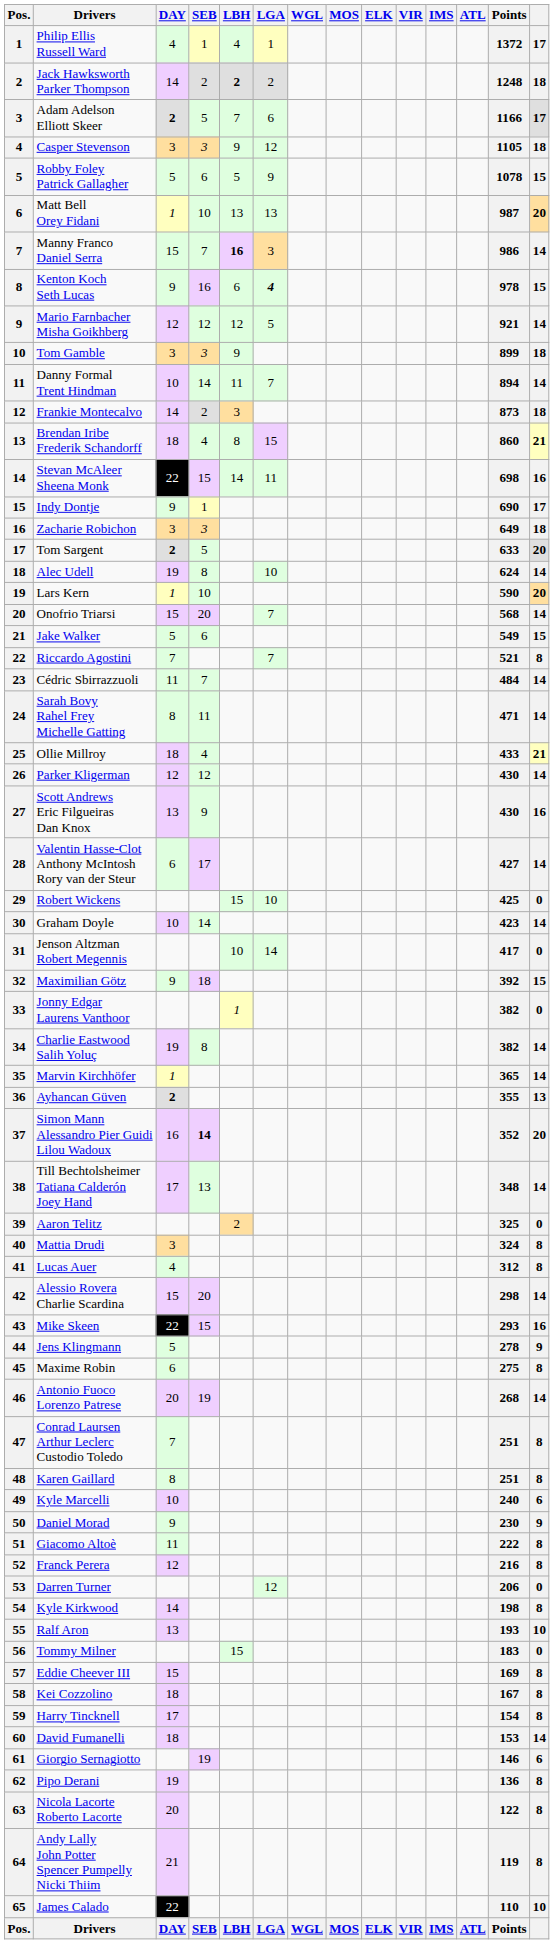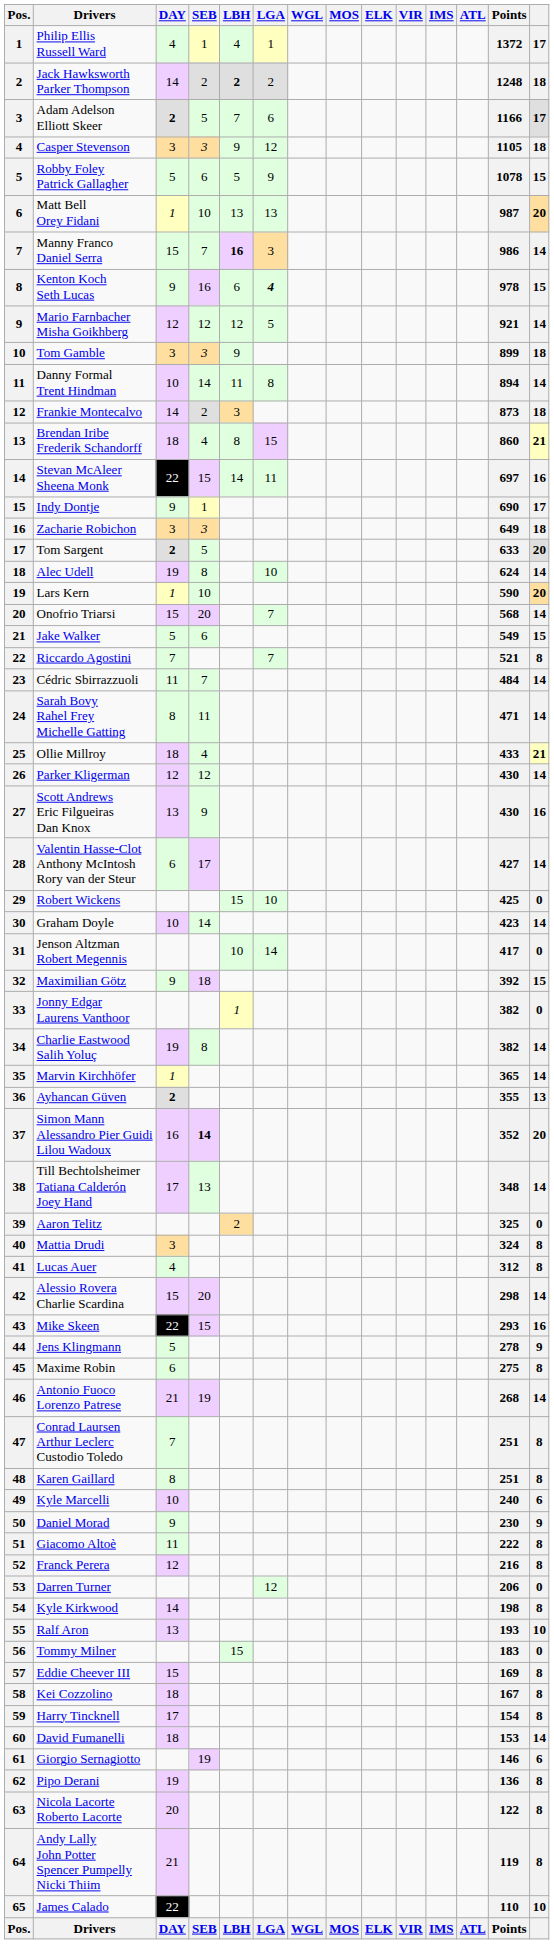(271, 382) 7 -> (271, 382) 8
(509, 477) 698 -> (509, 477) 697
(172, 1397) 20 -> (172, 1397) 21
